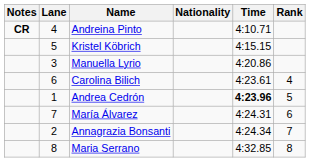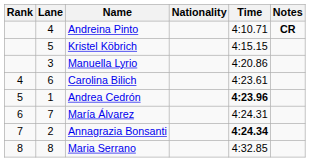columns swapped: (290, 13) <-> (22, 13)
(253, 132) normal -> (250, 132) bold
